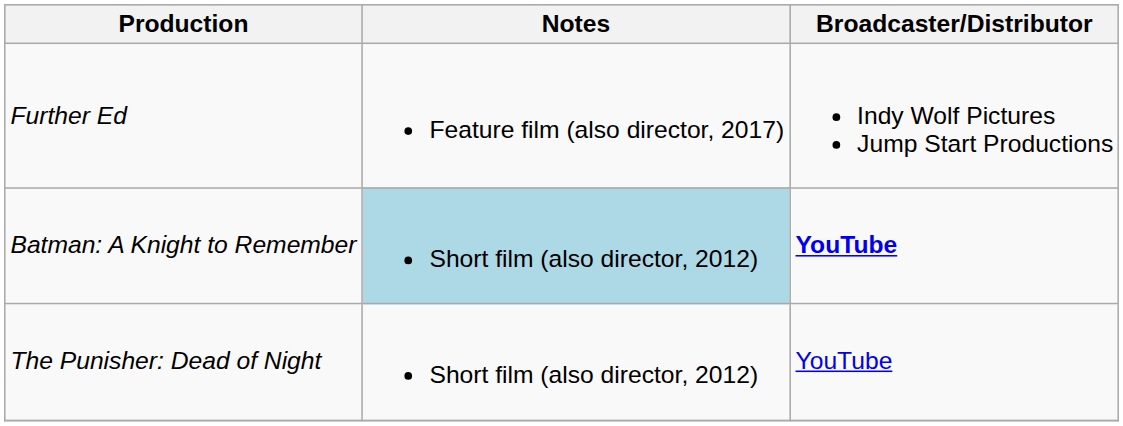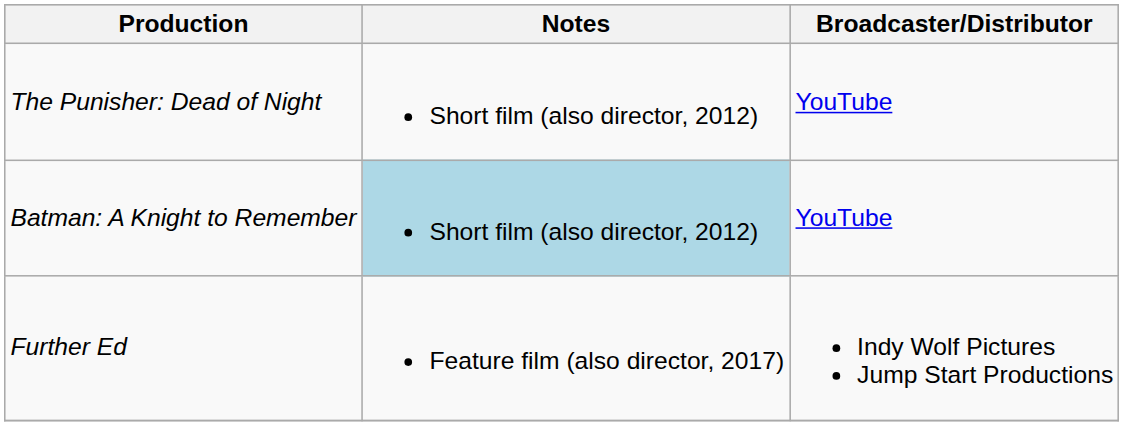rows swapped: (166, 361) <-> (69, 115)
(846, 245) bold -> (844, 217) normal
